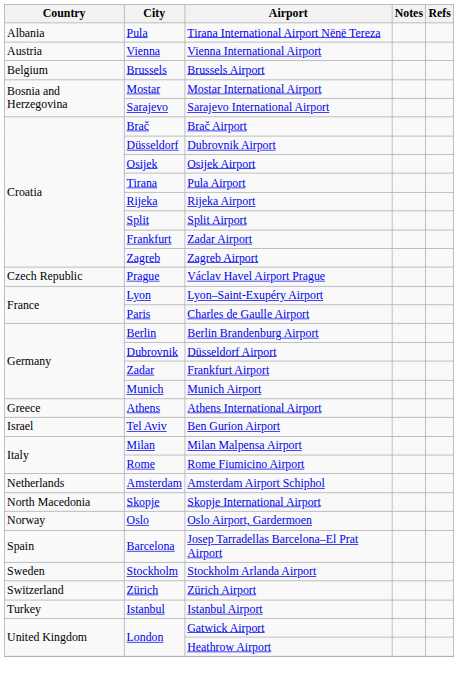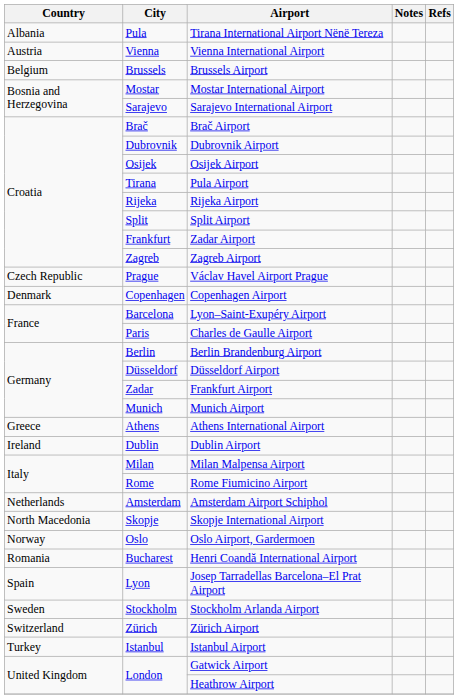(153, 145) Düsseldorf -> (151, 145) Dubrovnik
+ row: (238, 295)
(139, 295) Lyon -> (150, 314) Barcelona
(152, 351) Dubrovnik -> (151, 370) Düsseldorf
+ row: (225, 445)
- row: (234, 426)
+ row: (274, 558)
(151, 546) Barcelona -> (138, 583) Lyon
